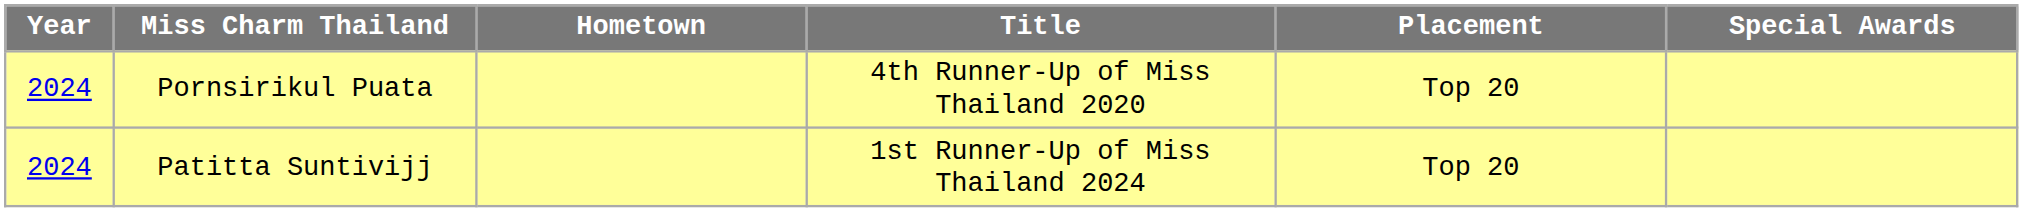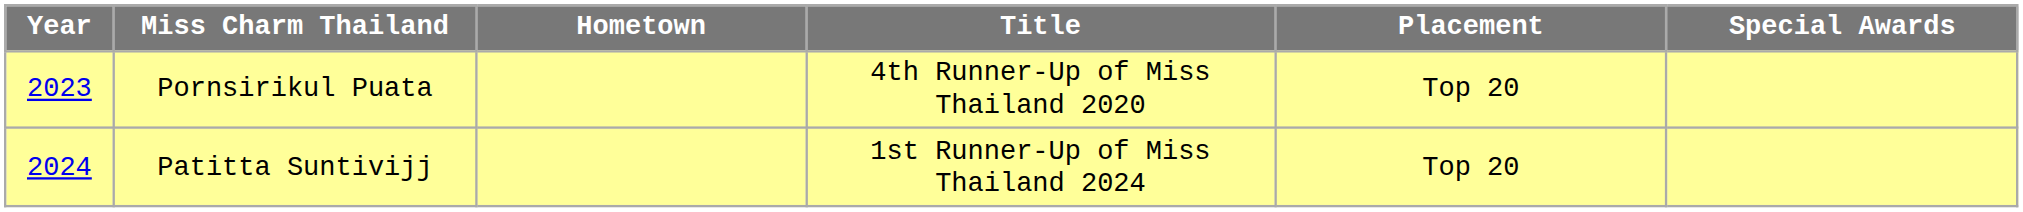(59, 89) 2024 -> (59, 89) 2023
